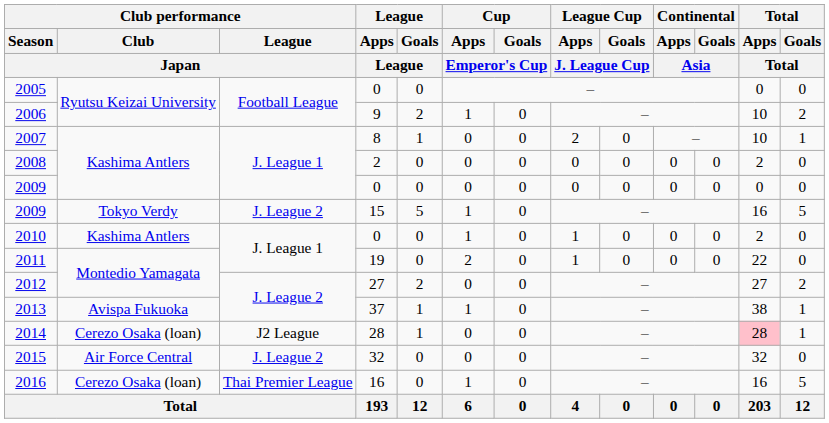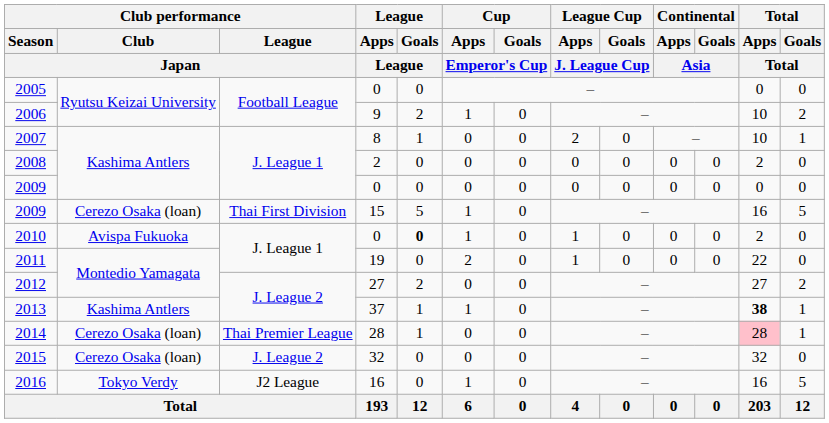(138, 211) Tokyo Verdy -> (138, 211) Cerezo Osaka (loan)
(288, 211) J. League 2 -> (288, 211) Thai First Division
(138, 235) Kashima Antlers -> (138, 235) Avispa Fukuoka
(420, 235) normal -> (420, 235) bold
(138, 308) Avispa Fukuoka -> (138, 308) Kashima Antlers
(760, 308) normal -> (760, 308) bold
(288, 333) J2 League -> (288, 333) Thai Premier League
(138, 357) Air Force Central -> (138, 357) Cerezo Osaka (loan)
(138, 382) Cerezo Osaka (loan) -> (138, 382) Tokyo Verdy
(288, 382) Thai Premier League -> (288, 382) J2 League
